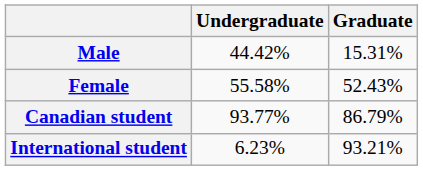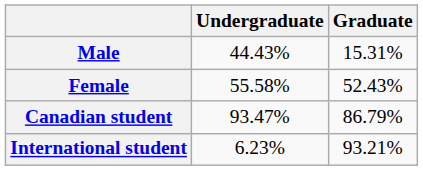(260, 52) 44.42% -> (260, 52) 44.43%
(260, 117) 93.77% -> (260, 117) 93.47%
